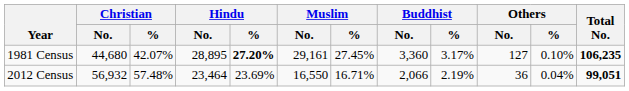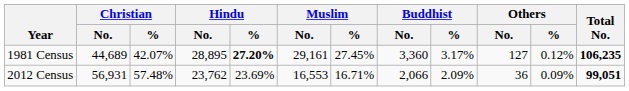(109, 55) 44,680 -> (109, 55) 44,689
(557, 55) 0.10% -> (557, 55) 0.12%
(109, 75) 56,932 -> (109, 75) 56,931
(209, 75) 23,464 -> (209, 75) 23,762
(311, 75) 16,550 -> (311, 75) 16,553
(457, 75) 2.19% -> (457, 75) 2.09%
(557, 75) 0.04% -> (557, 75) 0.09%
